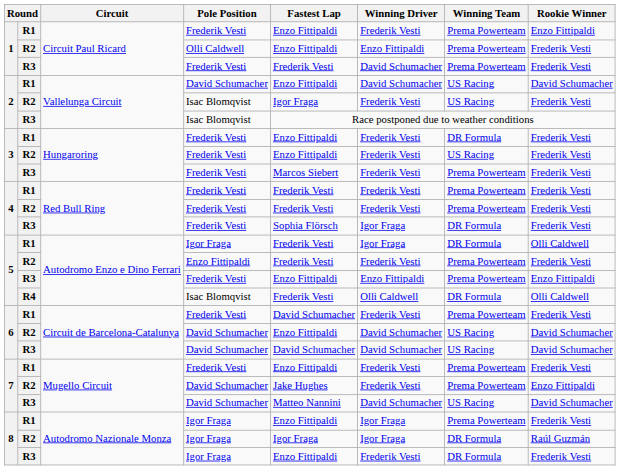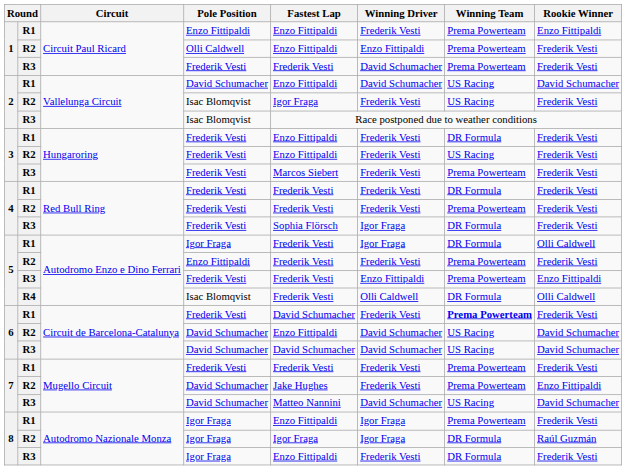(216, 30) Frederik Vesti -> (218, 30) Enzo Fittipaldi
(486, 190) Prema Powerteam -> (474, 190) DR Formula
(305, 278) Enzo Fittipaldi -> (303, 278) Frederik Vesti
(486, 314) normal -> (490, 314) bold
(305, 367) Enzo Fittipaldi -> (303, 367) Frederik Vesti
